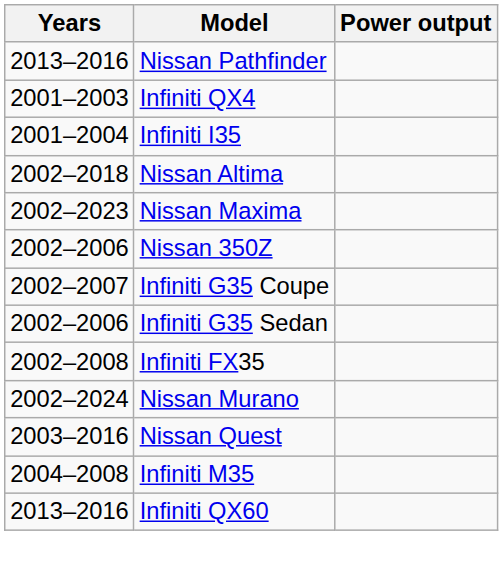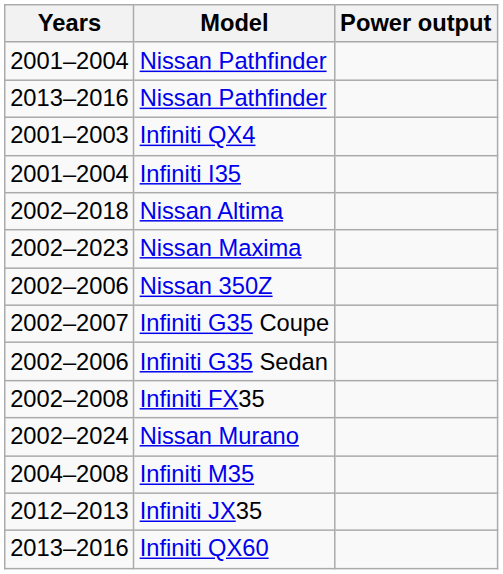+ row: (69, 60)
- row: (69, 436)
+ row: (69, 511)
